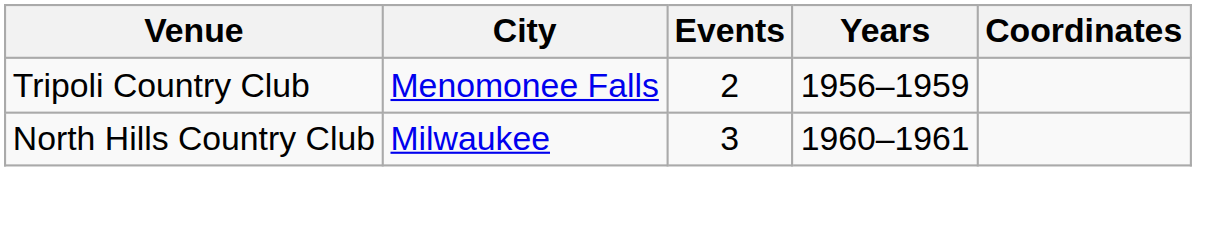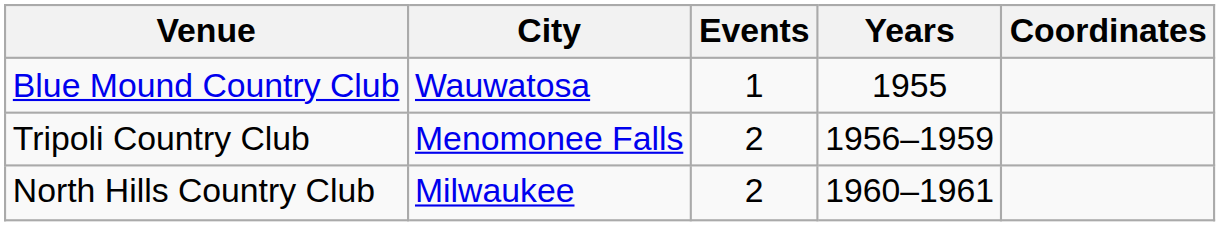+ row: (206, 84)
(730, 138) 3 -> (754, 191) 2
